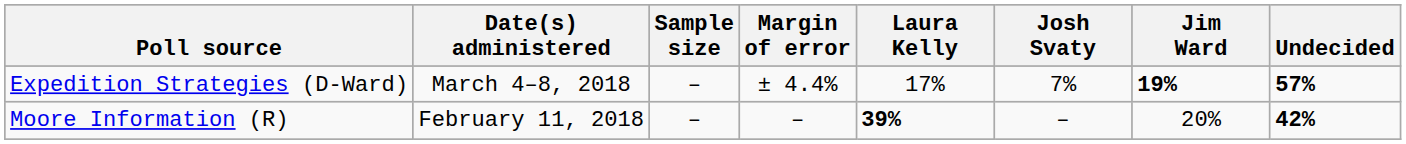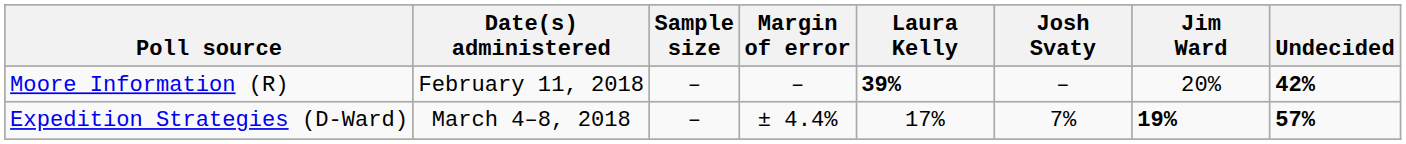rows swapped: (209, 84) <-> (149, 120)
